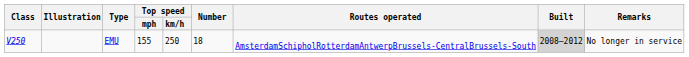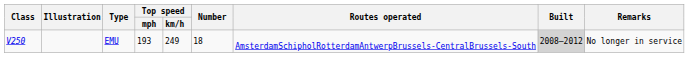(144, 41) 155 -> (144, 41) 193
(172, 41) 250 -> (172, 41) 249
